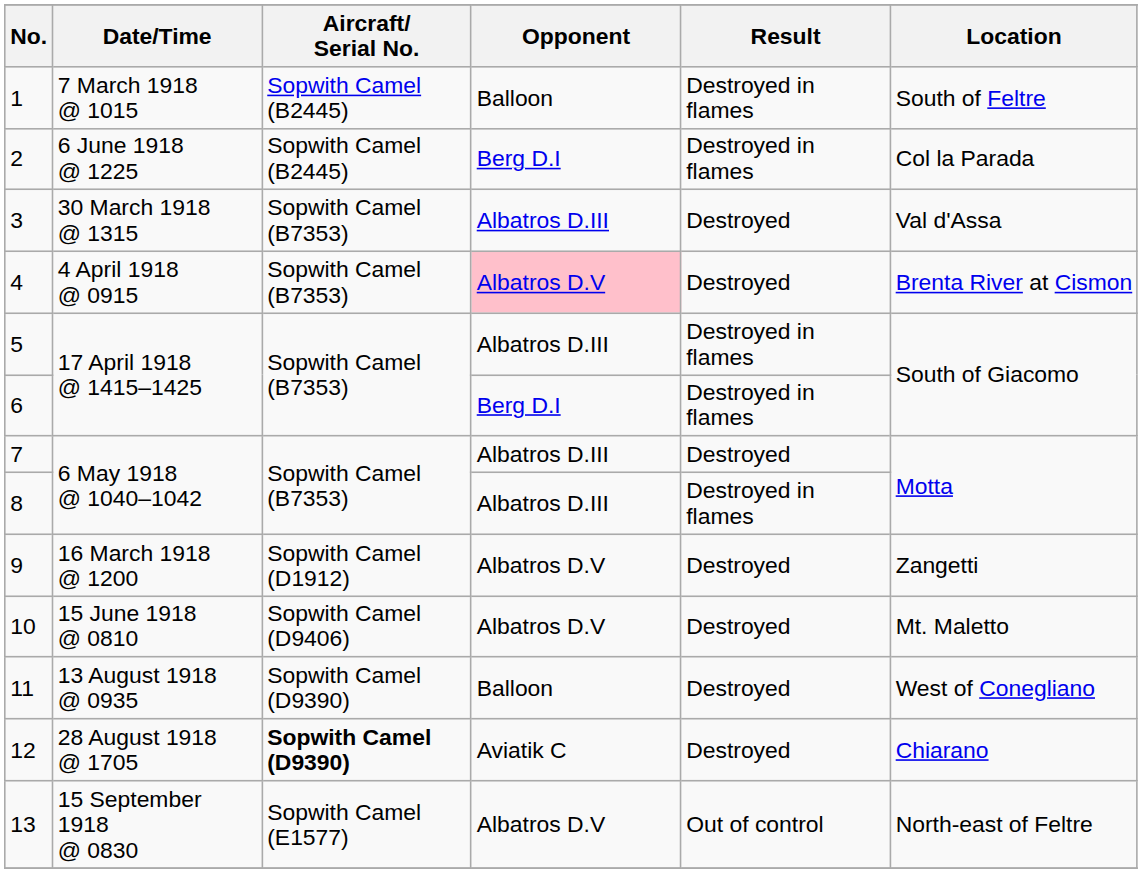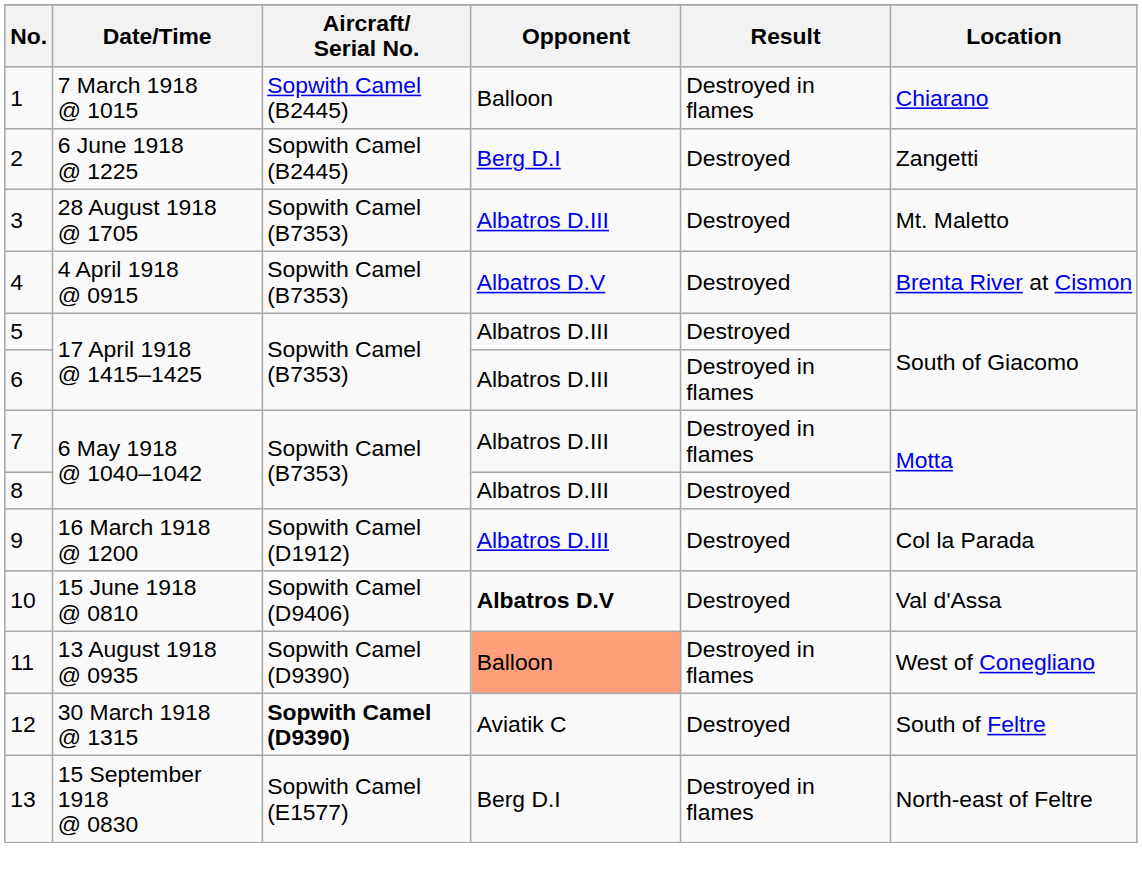(971, 98) South of Feltre -> (942, 98) Chiarano
(750, 159) Destroyed in flames -> (738, 159) Destroyed
(965, 159) Col la Parada -> (937, 159) Zangetti
(134, 221) 30 March 1918 @ 1315 -> (137, 221) 28 August 1918 @ 1705
(949, 221) Val d'Assa -> (952, 221) Mt. Maletto
(541, 282) pink background -> (541, 282) no background
(750, 344) Destroyed in flames -> (738, 331) Destroyed
(519, 406) Berg D.I -> (543, 380) Albatros D.III
(738, 455) Destroyed -> (750, 442) Destroyed in flames
(750, 503) Destroyed in flames -> (738, 491) Destroyed
(541, 565) Albatros D.V -> (543, 540) Albatros D.III
(937, 565) Zangetti -> (965, 540) Col la Parada
(541, 627) normal -> (545, 601) bold
(952, 627) Mt. Maletto -> (949, 601) Val d'Assa
(515, 688) no background -> (515, 663) lightsalmon background
(738, 688) Destroyed -> (750, 663) Destroyed in flames
(137, 750) 28 August 1918 @ 1705 -> (134, 724) 30 March 1918 @ 1315
(942, 750) Chiarano -> (971, 724) South of Feltre
(541, 824) Albatros D.V -> (519, 799) Berg D.I
(755, 824) Out of control -> (750, 799) Destroyed in flames
